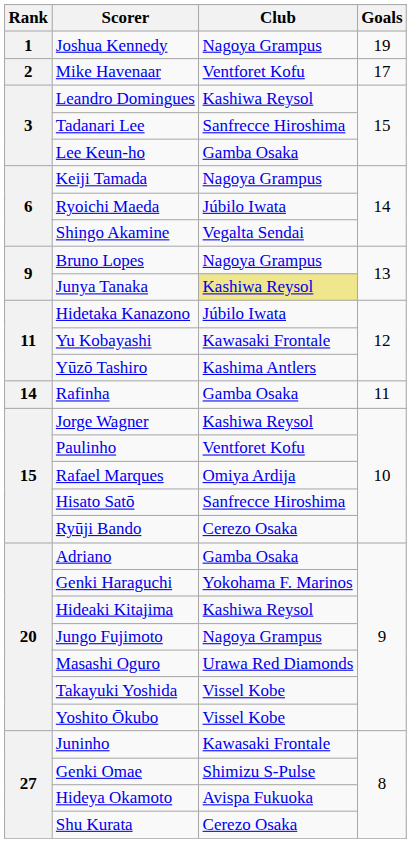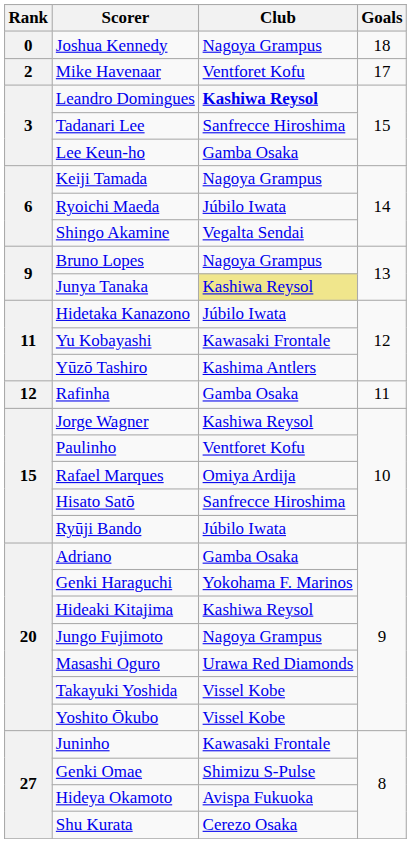(28, 44) 1 -> (28, 44) 0
(382, 44) 19 -> (382, 44) 18
(258, 98) normal -> (260, 98) bold
(28, 394) 14 -> (28, 394) 12
(250, 529) Cerezo Osaka -> (244, 529) Júbilo Iwata
